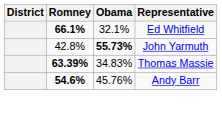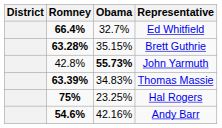(70, 30) 66.1% -> (70, 30) 66.4%
(114, 30) 32.1% -> (114, 30) 32.7%
+ row: (176, 47)
+ row: (176, 98)
(114, 81) 45.76% -> (114, 115) 42.16%
